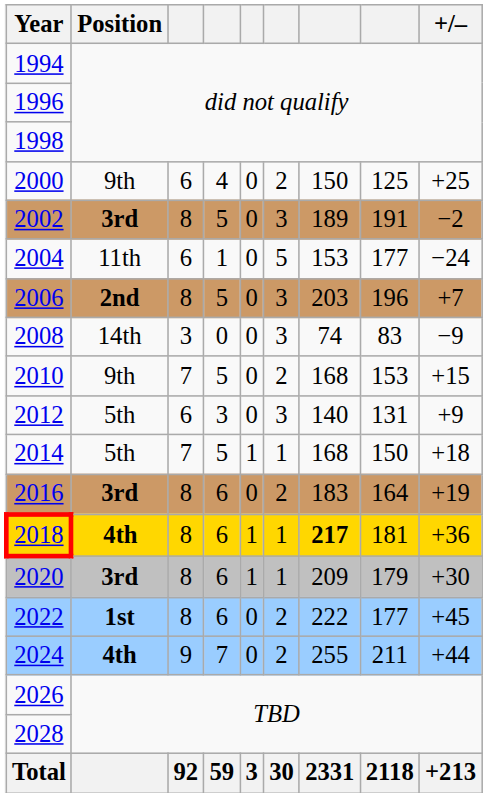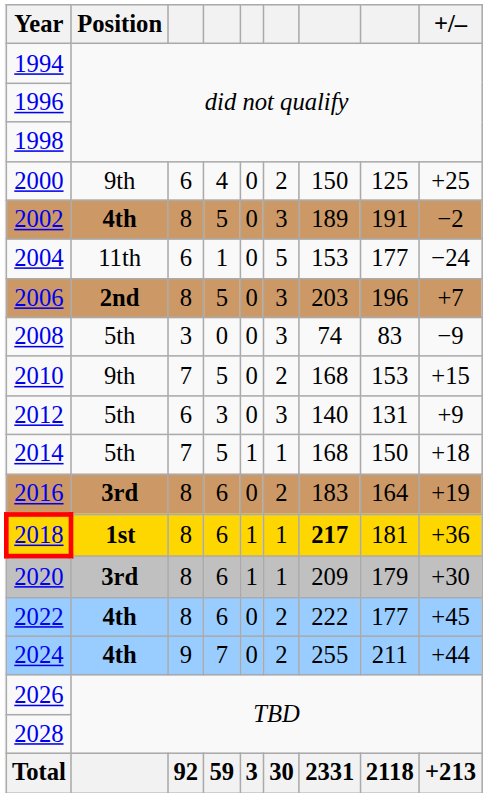(120, 219) 3rd -> (120, 219) 4th
(120, 336) 14th -> (120, 336) 5th
(120, 535) 4th -> (120, 535) 1st
(120, 616) 1st -> (120, 616) 4th
